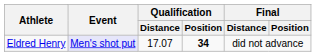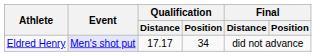(160, 44) 17.07 -> (160, 44) 17.17
(203, 44) bold -> (203, 44) normal
